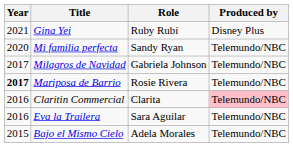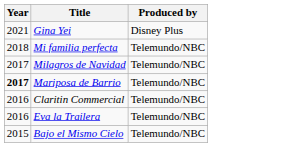- column: (169, 13)
(18, 47) 2020 -> (18, 47) 2018
(249, 99) pink background -> (168, 99) no background
